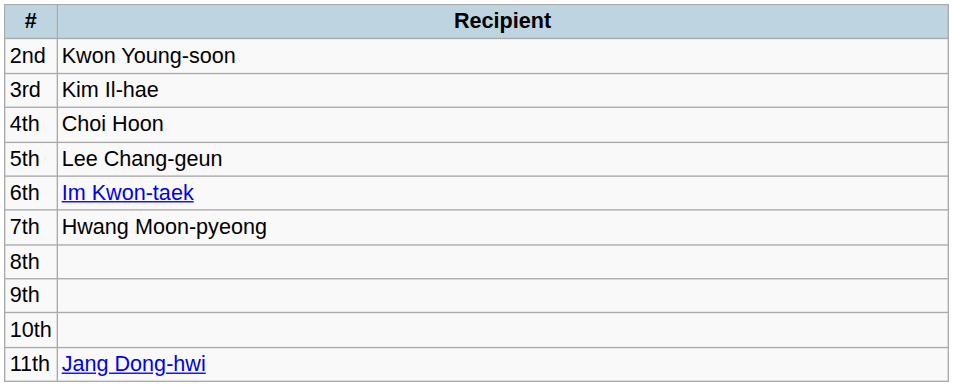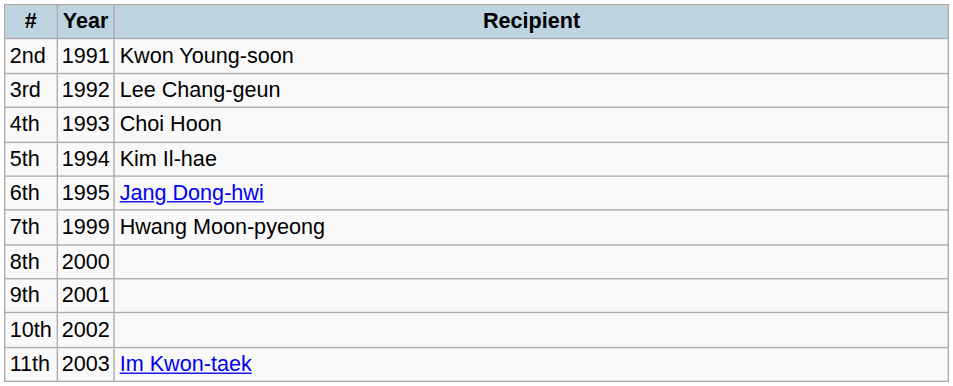+ column: (86, 21)
(110, 90) Kim Il-hae -> (200, 90) Lee Chang-geun
(142, 158) Lee Chang-geun -> (168, 158) Kim Il-hae
(128, 192) Im Kwon-taek -> (192, 192) Jang Dong-hwi
(134, 364) Jang Dong-hwi -> (186, 364) Im Kwon-taek
